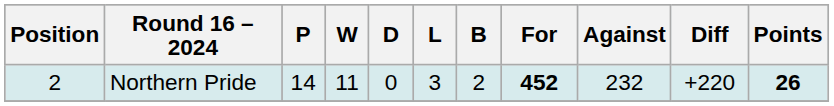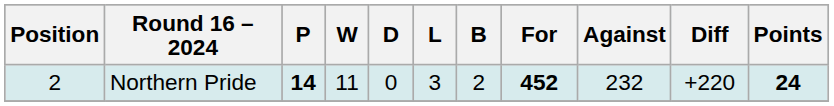(303, 83) normal -> (303, 83) bold
(788, 83) 26 -> (788, 83) 24
